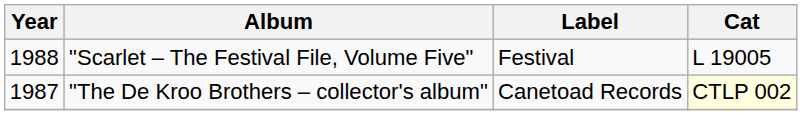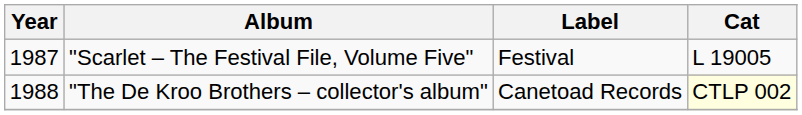(34, 57) 1988 -> (34, 57) 1987
(34, 92) 1987 -> (34, 92) 1988
